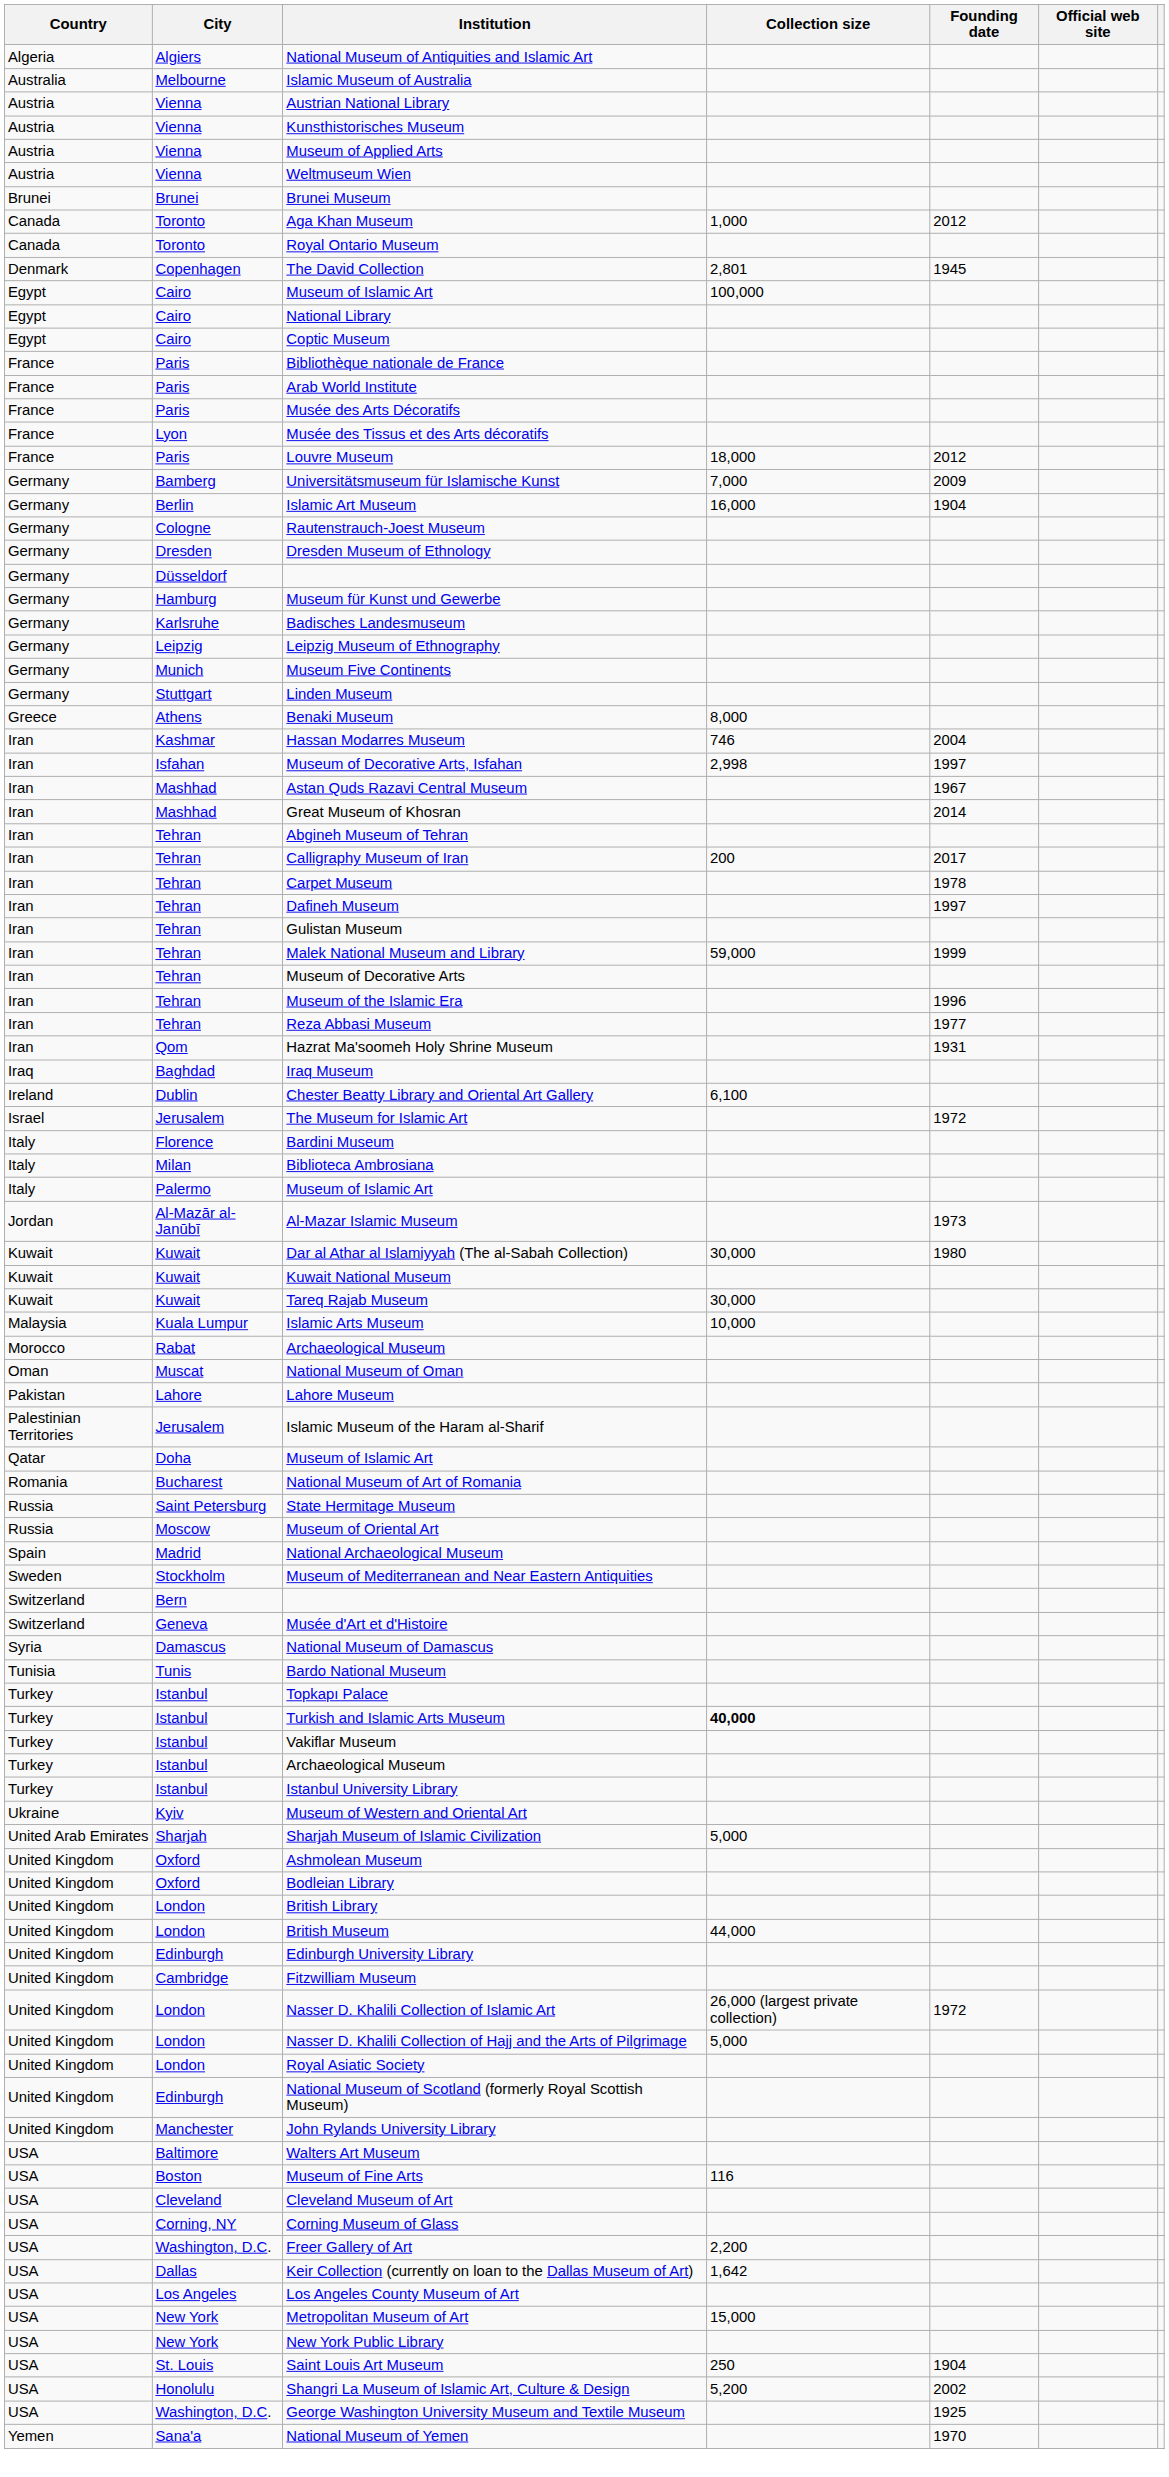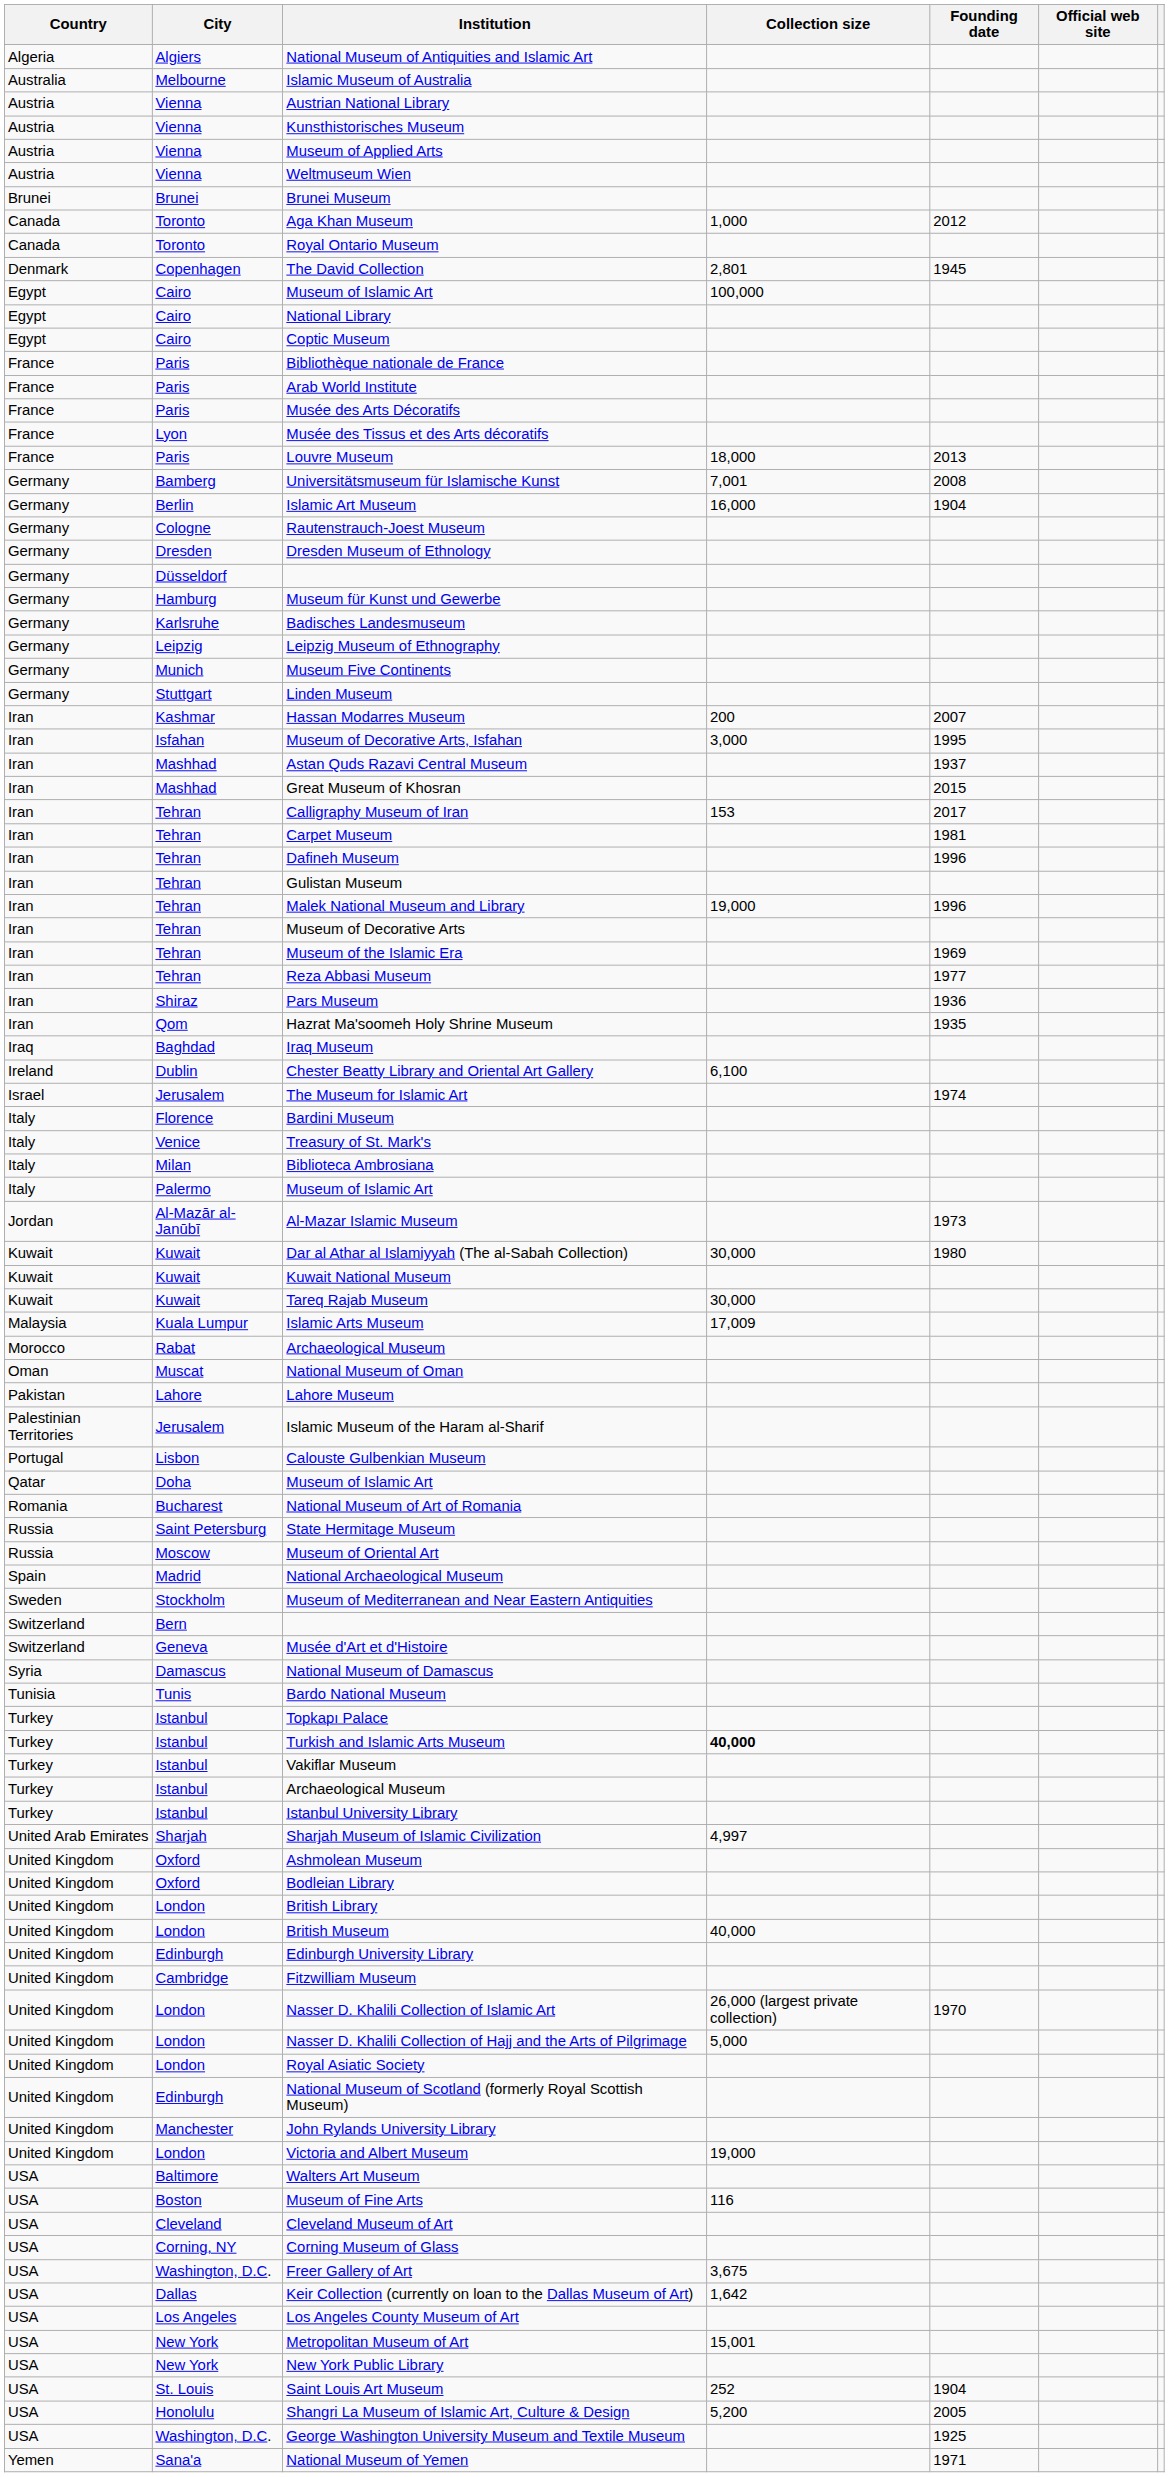(950, 457) 2012 -> (950, 457) 2013
(729, 481) 7,000 -> (729, 481) 7,001
(950, 481) 2009 -> (950, 481) 2008
- row: (179, 717)
(722, 741) 746 -> (722, 717) 200
(950, 741) 2004 -> (950, 717) 2007
(729, 764) 2,998 -> (729, 741) 3,000
(950, 764) 1997 -> (950, 741) 1995
(950, 788) 1967 -> (950, 764) 1937
(950, 811) 2014 -> (950, 788) 2015
- row: (178, 835)
(722, 858) 200 -> (722, 811) 153
(950, 882) 1978 -> (950, 835) 1981
(950, 906) 1997 -> (950, 858) 1996
(733, 953) 59,000 -> (733, 906) 19,000
(950, 953) 1999 -> (950, 906) 1996
(950, 1000) 1996 -> (950, 953) 1969
+ row: (177, 1000)
(950, 1047) 1931 -> (950, 1024) 1935
(950, 1118) 1972 -> (950, 1094) 1974
+ row: (178, 1142)
(733, 1324) 10,000 -> (733, 1324) 17,009
+ row: (177, 1458)
- row: (169, 1812)
(729, 1836) 5,000 -> (729, 1836) 4,997
(733, 1930) 44,000 -> (733, 1930) 40,000
(950, 2009) 1972 -> (950, 2009) 1970
+ row: (180, 2153)
(729, 2247) 2,200 -> (729, 2271) 3,675
(733, 2318) 15,000 -> (733, 2341) 15,001
(722, 2365) 250 -> (722, 2389) 252
(950, 2389) 2002 -> (950, 2412) 2005
(950, 2436) 1970 -> (950, 2459) 1971
